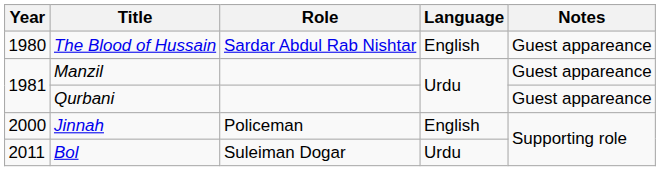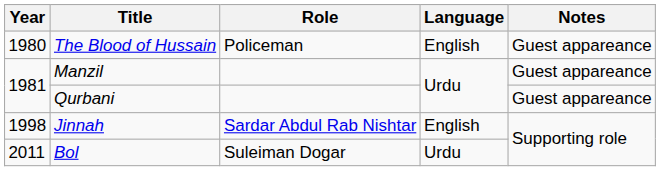(320, 44) Sardar Abdul Rab Nishtar -> (264, 44) Policeman
(27, 125) 2000 -> (27, 125) 1998
(264, 125) Policeman -> (320, 125) Sardar Abdul Rab Nishtar
